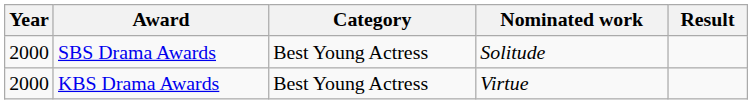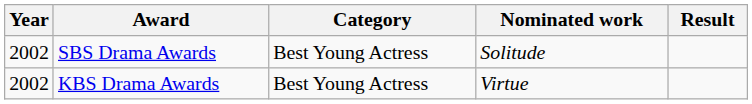(29, 51) 2000 -> (29, 51) 2002
(29, 83) 2000 -> (29, 83) 2002
